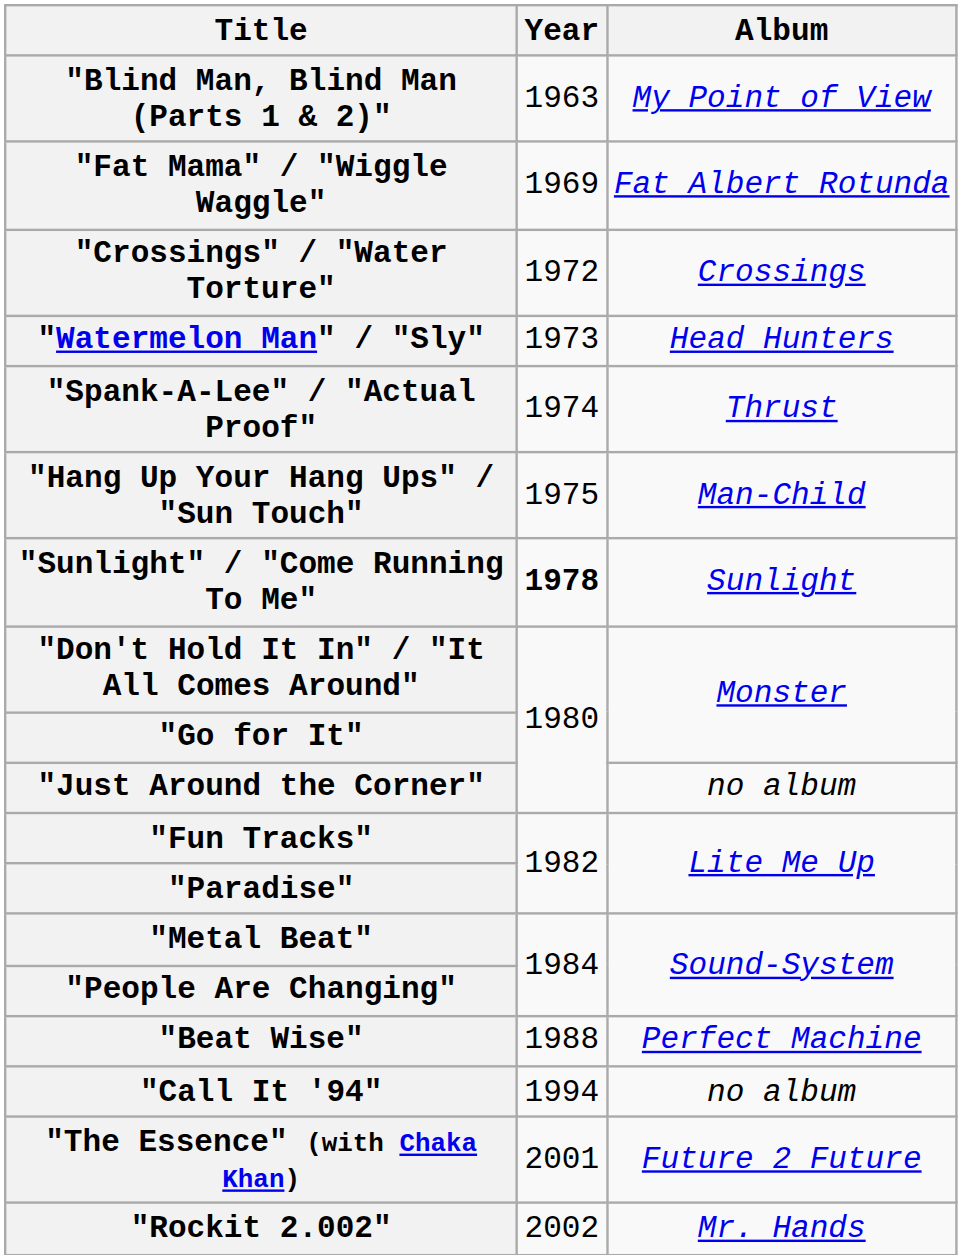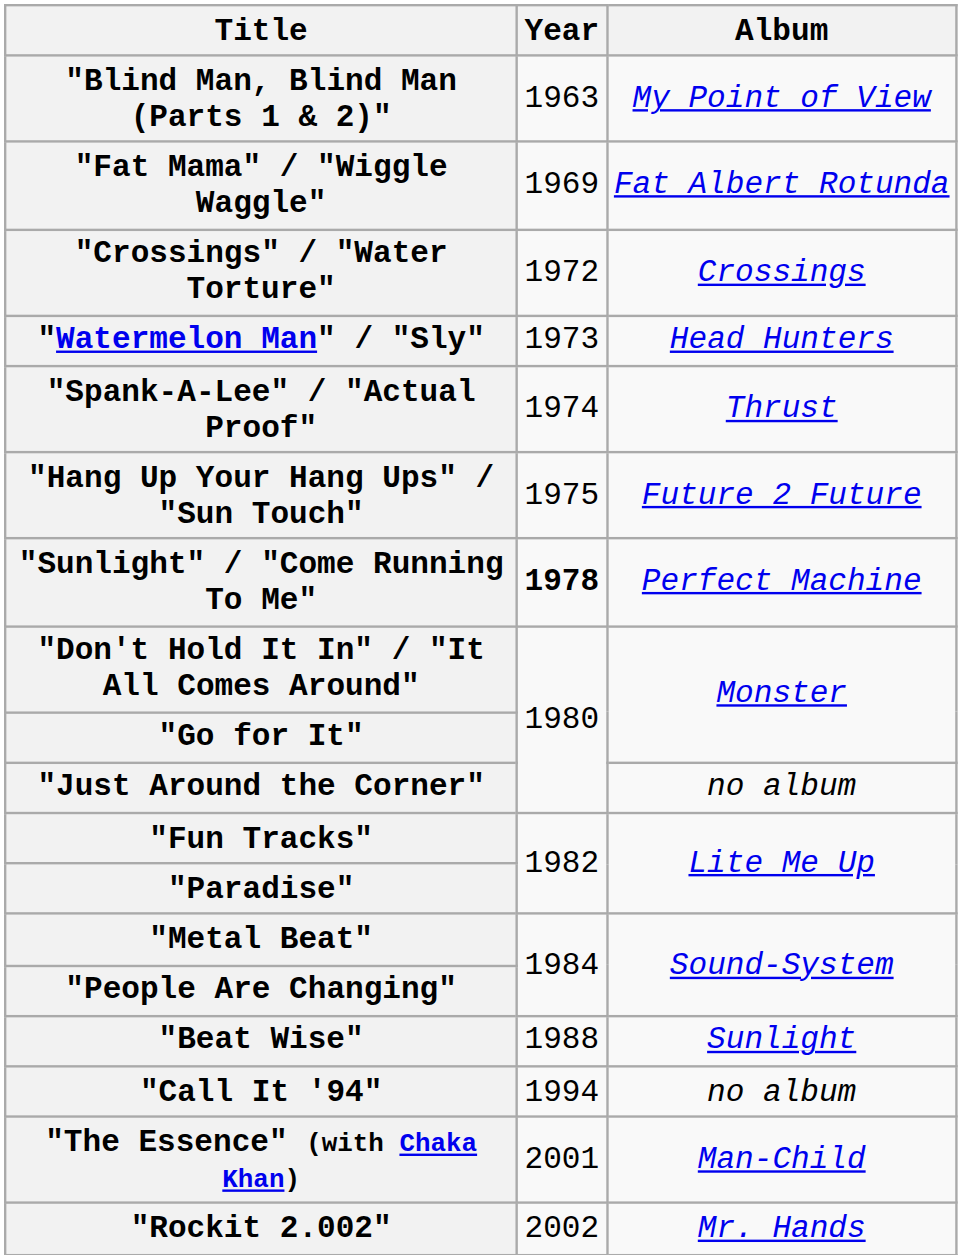(782, 496) Man-Child -> (782, 496) Future 2 Future
(782, 582) Sunlight -> (782, 582) Perfect Machine
(782, 1041) Perfect Machine -> (782, 1041) Sunlight
(782, 1160) Future 2 Future -> (782, 1160) Man-Child
